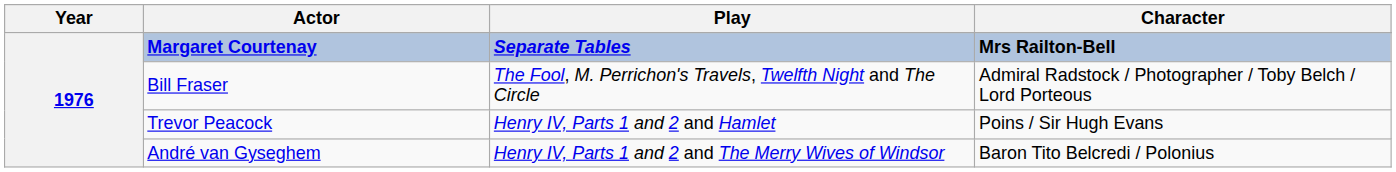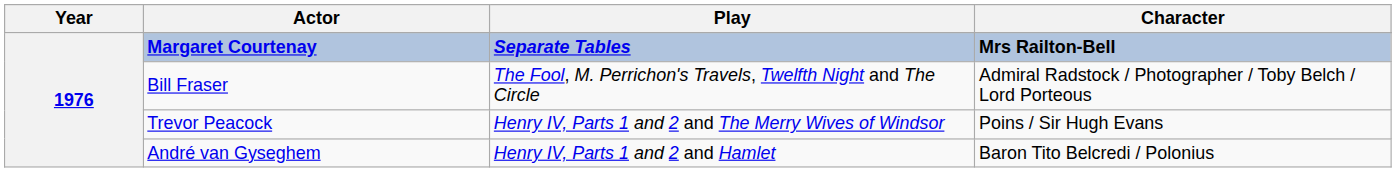(635, 124) Henry IV, Parts 1 and 2 and Hamlet -> (719, 124) Henry IV, Parts 1 and 2 and The Merry Wives of Windsor
(719, 152) Henry IV, Parts 1 and 2 and The Merry Wives of Windsor -> (635, 152) Henry IV, Parts 1 and 2 and Hamlet
